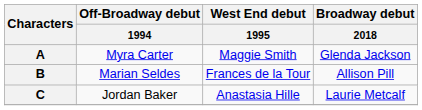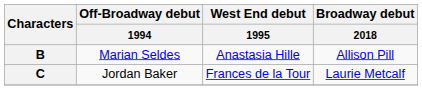- row: (40, 54)
(258, 74) Frances de la Tour -> (258, 54) Anastasia Hille
(258, 94) Anastasia Hille -> (258, 74) Frances de la Tour
